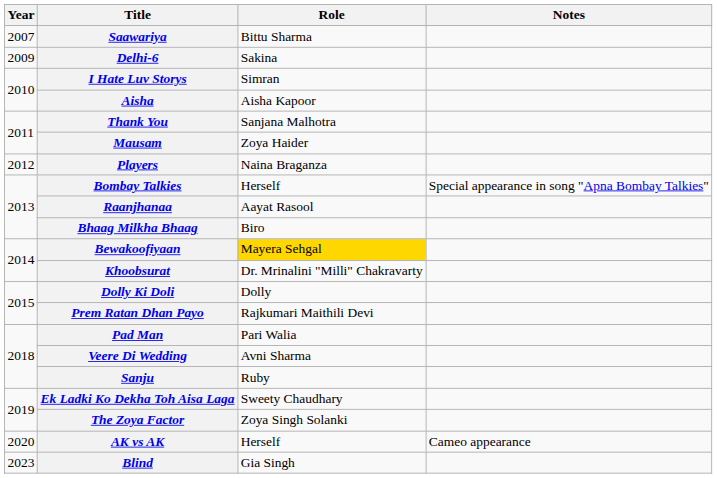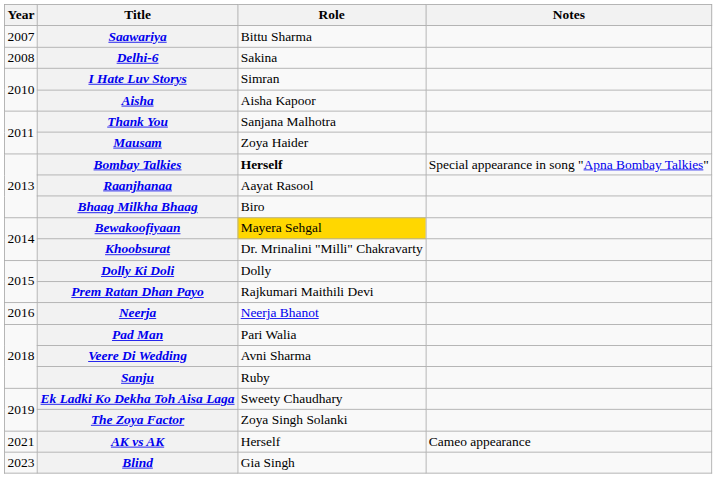(21, 57) 2009 -> (21, 57) 2008
- row: (138, 164)
(260, 185) normal -> (262, 164) bold
+ row: (138, 313)
(21, 441) 2020 -> (21, 441) 2021
